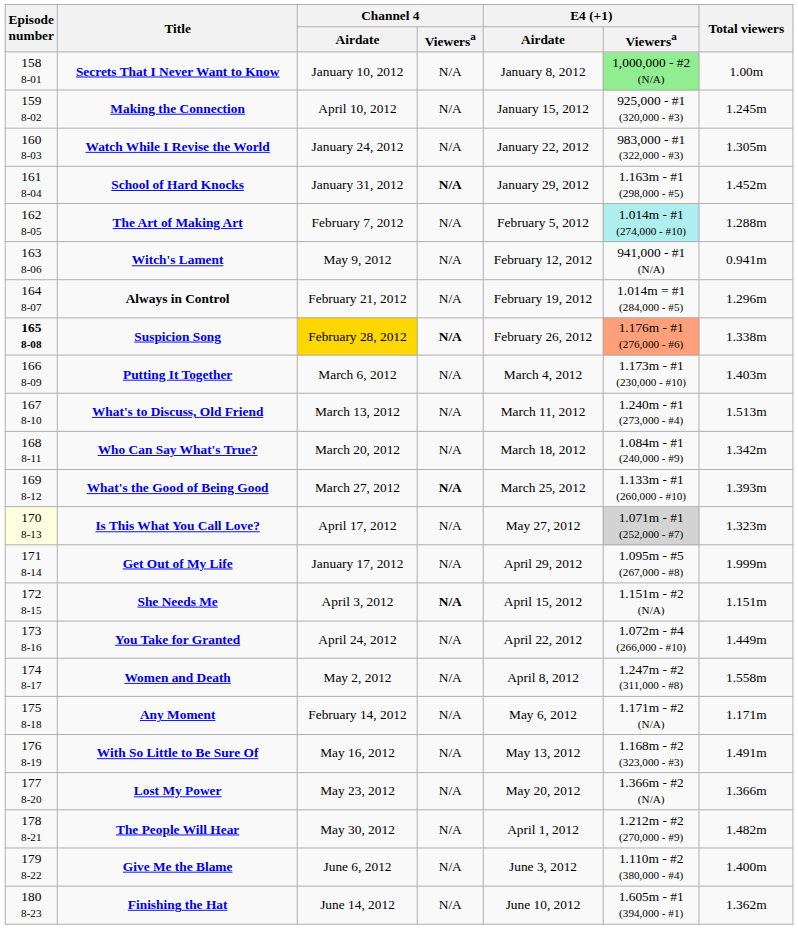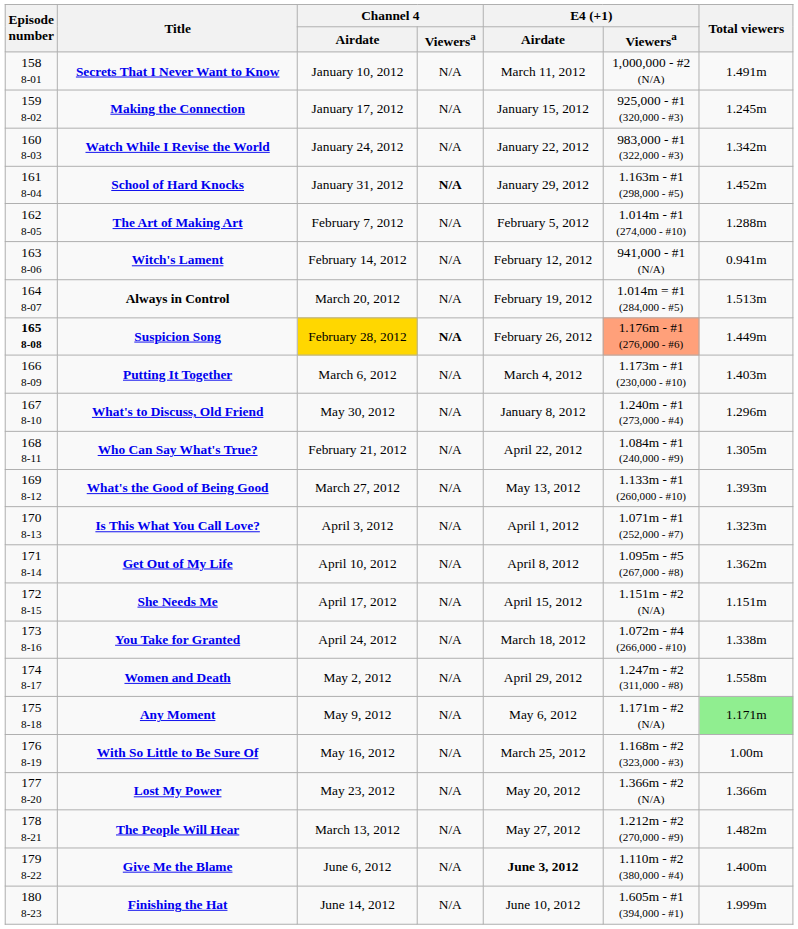(543, 71) January 8, 2012 -> (543, 71) March 11, 2012
(651, 71) lightgreen background -> (651, 71) no background
(746, 71) 1.00m -> (746, 71) 1.491m
(358, 109) April 10, 2012 -> (358, 109) January 17, 2012
(746, 147) 1.305m -> (746, 147) 1.342m
(651, 223) paleturquoise background -> (651, 223) no background
(358, 261) May 9, 2012 -> (358, 261) February 14, 2012
(358, 298) February 21, 2012 -> (358, 298) March 20, 2012
(746, 298) 1.296m -> (746, 298) 1.513m
(746, 336) 1.338m -> (746, 336) 1.449m
(358, 412) March 13, 2012 -> (358, 412) May 30, 2012
(543, 412) March 11, 2012 -> (543, 412) January 8, 2012
(746, 412) 1.513m -> (746, 412) 1.296m
(358, 450) March 20, 2012 -> (358, 450) February 21, 2012
(543, 450) March 18, 2012 -> (543, 450) April 22, 2012
(746, 450) 1.342m -> (746, 450) 1.305m
(450, 488) bold -> (450, 488) normal
(543, 488) March 25, 2012 -> (543, 488) May 13, 2012
(31, 526) lightyellow background -> (31, 526) no background
(358, 526) April 17, 2012 -> (358, 526) April 3, 2012
(543, 526) May 27, 2012 -> (543, 526) April 1, 2012
(651, 526) lightgrey background -> (651, 526) no background
(358, 564) January 17, 2012 -> (358, 564) April 10, 2012
(543, 564) April 29, 2012 -> (543, 564) April 8, 2012
(746, 564) 1.999m -> (746, 564) 1.362m
(358, 602) April 3, 2012 -> (358, 602) April 17, 2012
(450, 602) bold -> (450, 602) normal
(543, 640) April 22, 2012 -> (543, 640) March 18, 2012
(746, 640) 1.449m -> (746, 640) 1.338m
(543, 677) April 8, 2012 -> (543, 677) April 29, 2012
(358, 715) February 14, 2012 -> (358, 715) May 9, 2012
(746, 715) no background -> (746, 715) lightgreen background
(543, 753) May 13, 2012 -> (543, 753) March 25, 2012
(746, 753) 1.491m -> (746, 753) 1.00m
(358, 829) May 30, 2012 -> (358, 829) March 13, 2012
(543, 829) April 1, 2012 -> (543, 829) May 27, 2012
(543, 867) normal -> (543, 867) bold
(746, 905) 1.362m -> (746, 905) 1.999m
